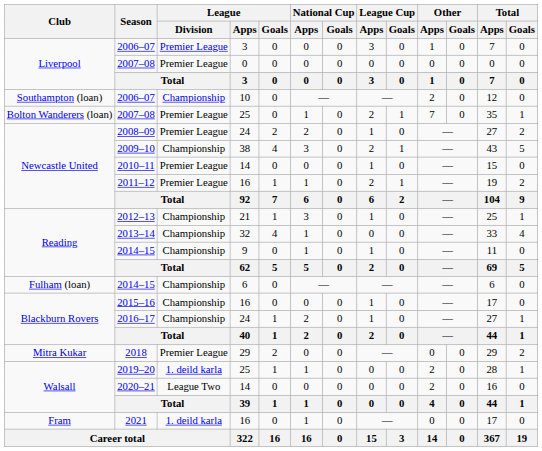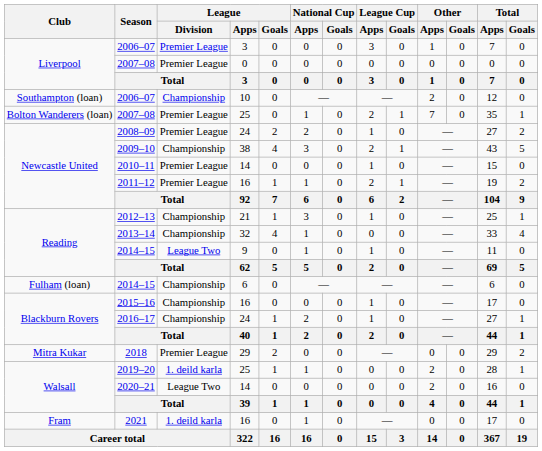(194, 251) Championship -> (194, 251) League Two
